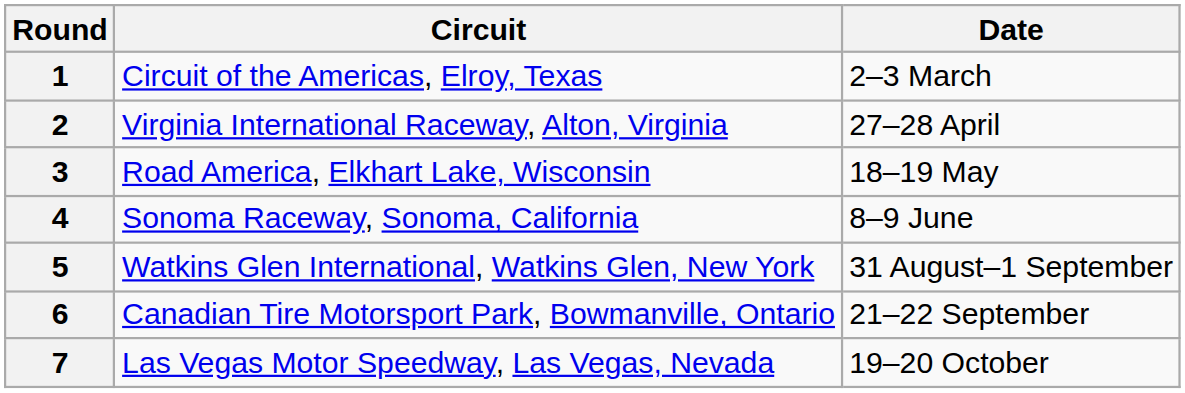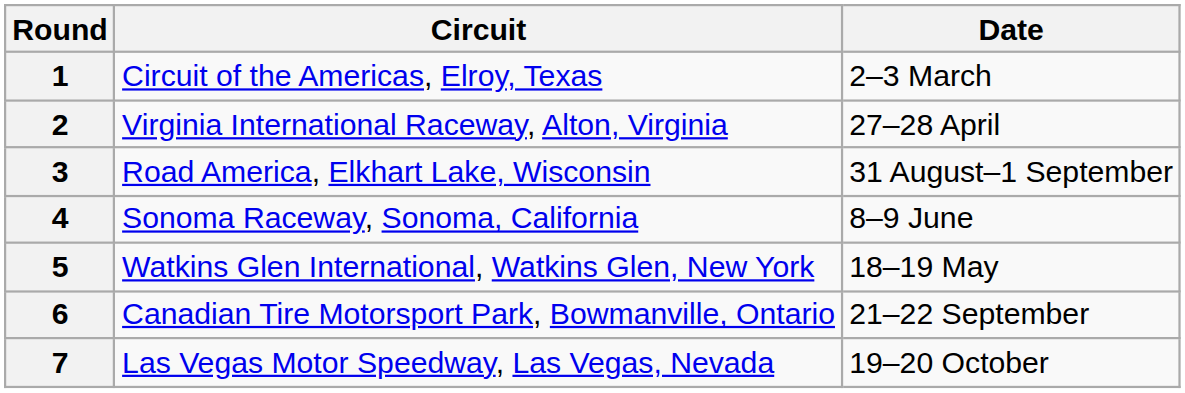(924, 171) 18–19 May -> (1011, 171) 31 August–1 September
(1011, 266) 31 August–1 September -> (924, 266) 18–19 May
